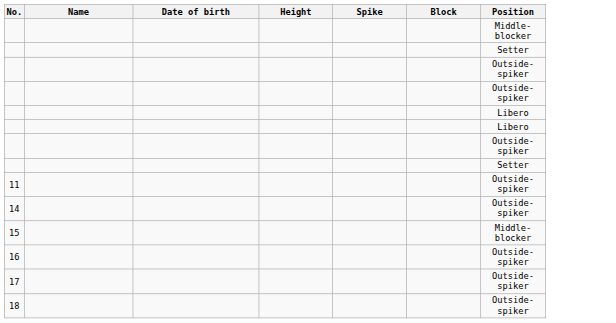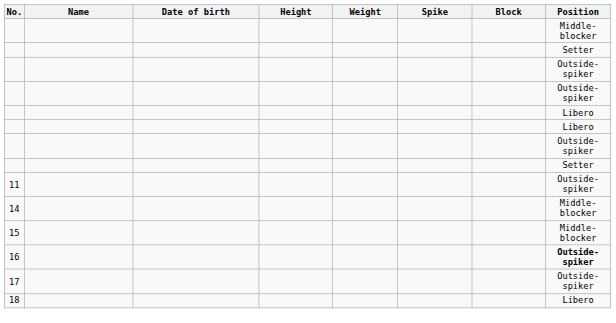+ column: (365, 11)
(513, 209) Outside-spiker -> (578, 209) Middle-blocker
(513, 257) normal -> (578, 257) bold
(513, 306) Outside-spiker -> (578, 301) Libero
